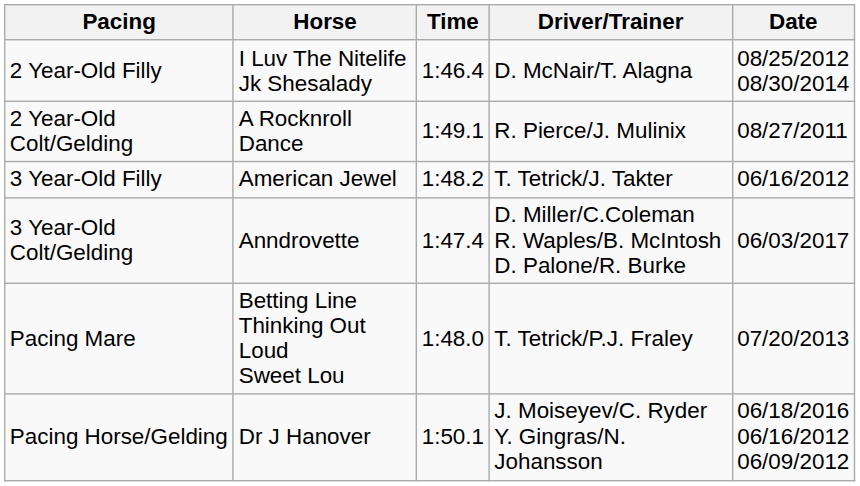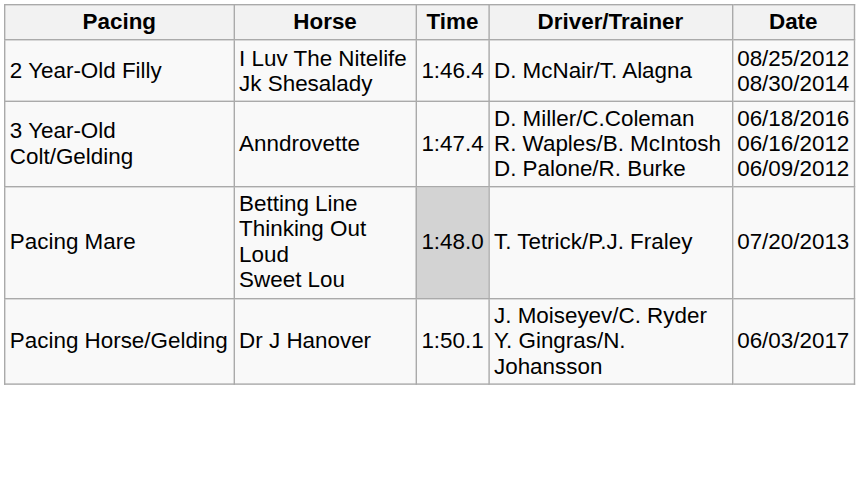- row: (71, 131)
- row: (86, 179)
(793, 239) 06/03/2017 -> (793, 143) 06/18/2016 06/16/2012 06/09/2012
(453, 338) no background -> (453, 242) lightgrey background
(793, 437) 06/18/2016 06/16/2012 06/09/2012 -> (793, 340) 06/03/2017
